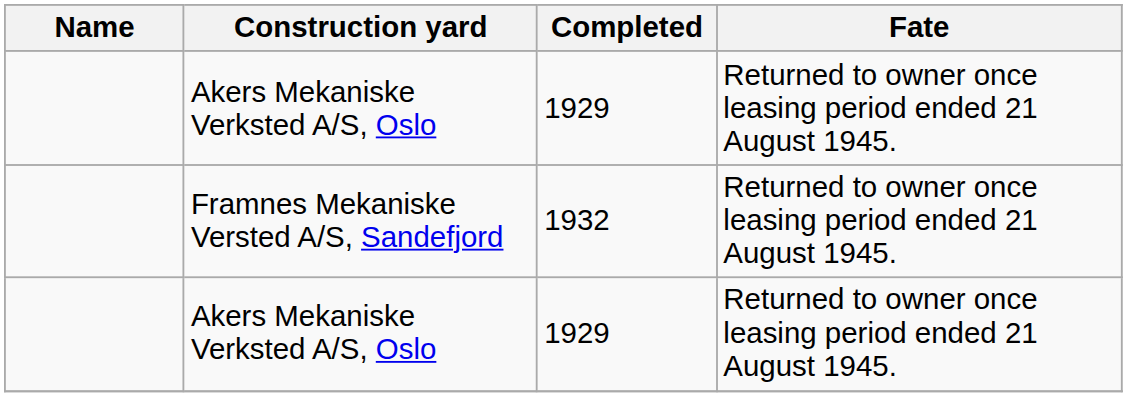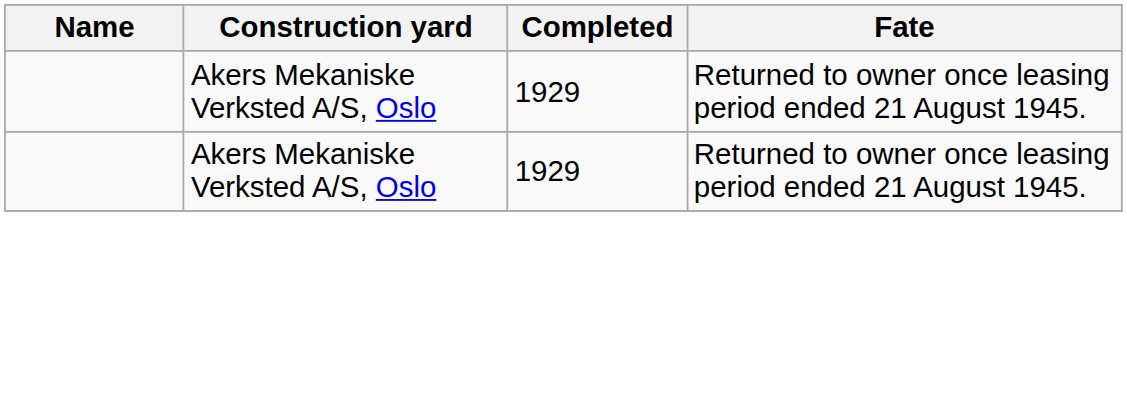- row: (347, 220)
